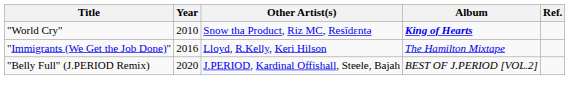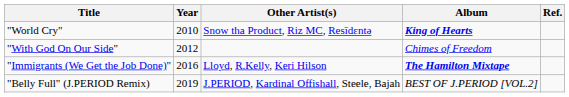+ row: (62, 48)
(455, 48) normal -> (457, 65) bold
(187, 65) 2020 -> (187, 83) 2019
